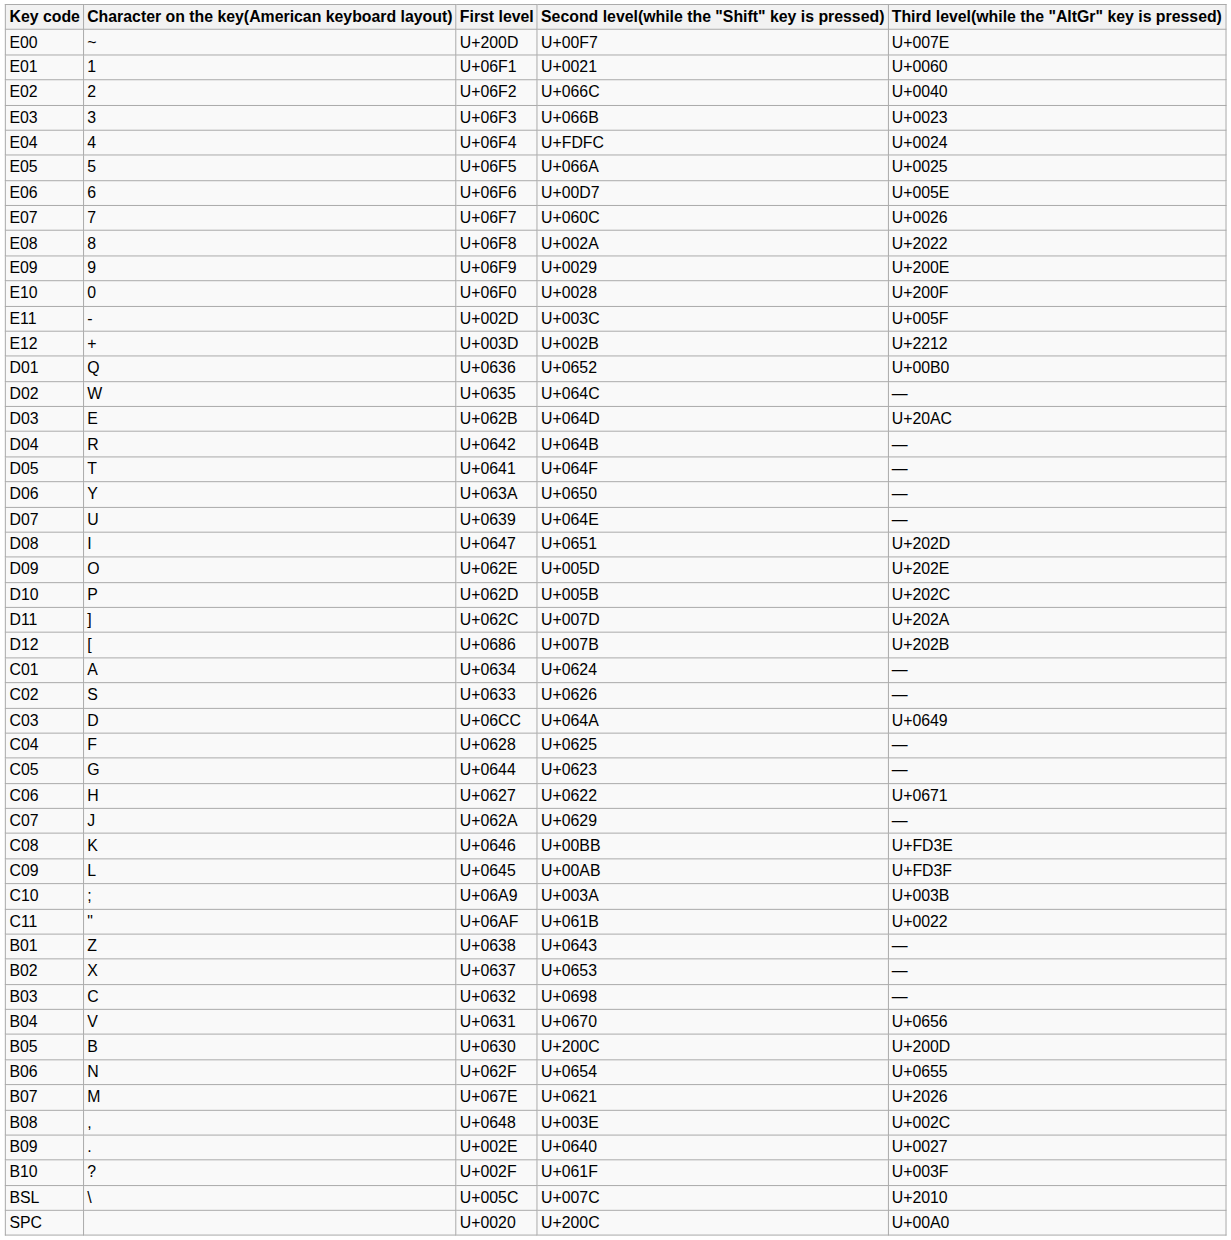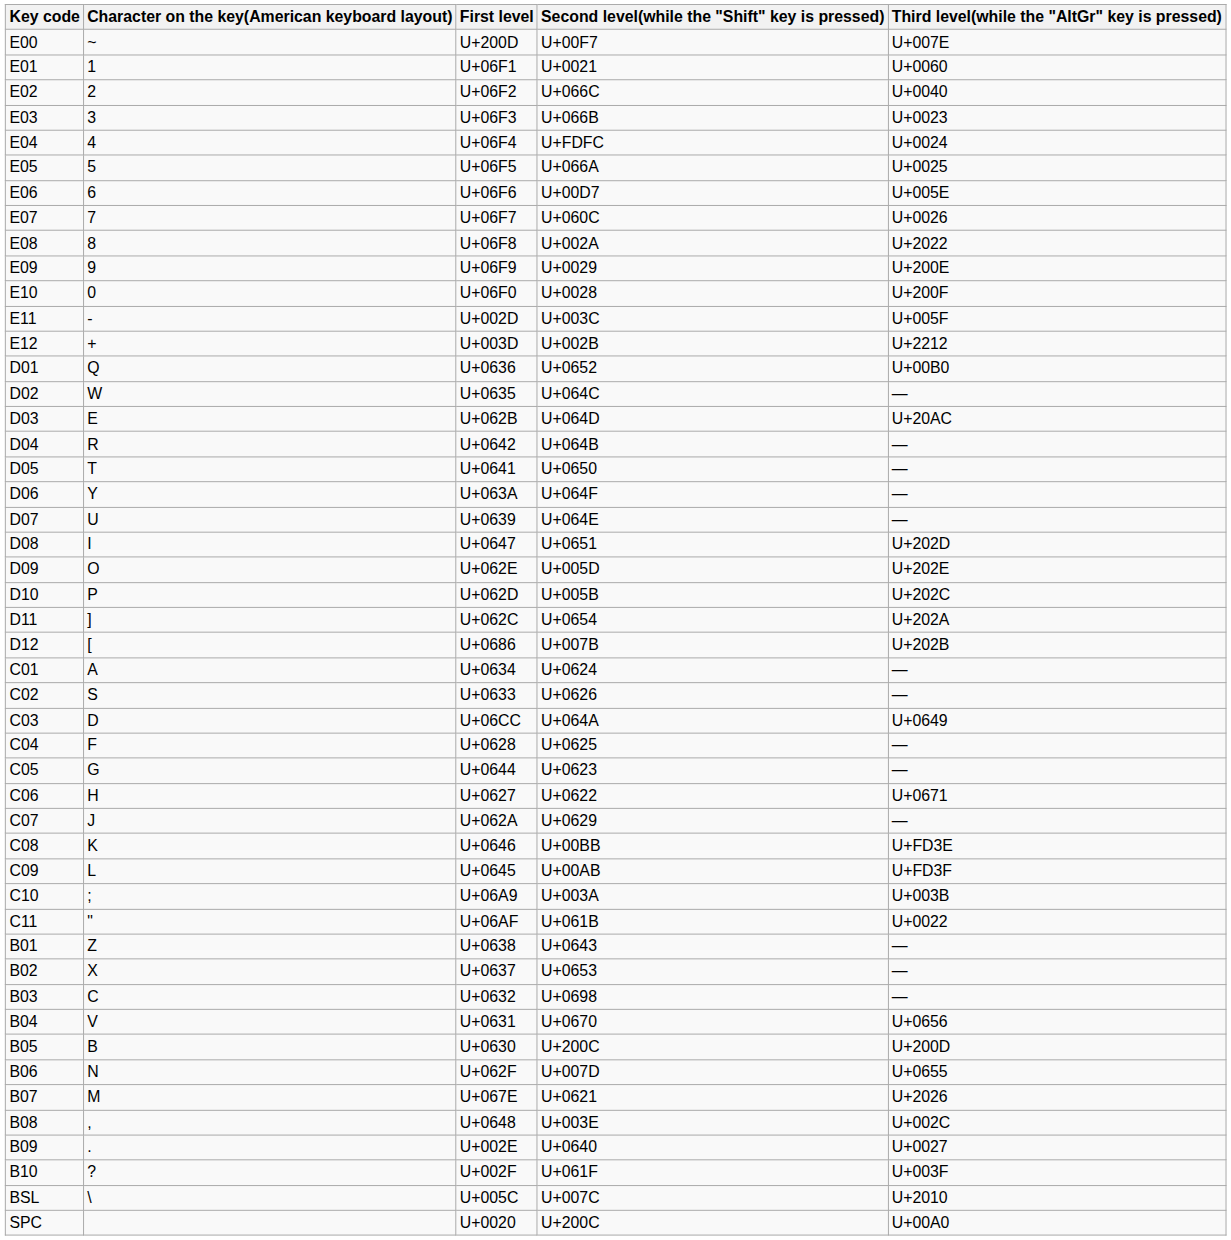(569, 469) U+064F -> (569, 469) U+0650
(569, 494) U+0650 -> (569, 494) U+064F
(570, 619) U+007D -> (569, 619) U+0654
(569, 1072) U+0654 -> (570, 1072) U+007D
